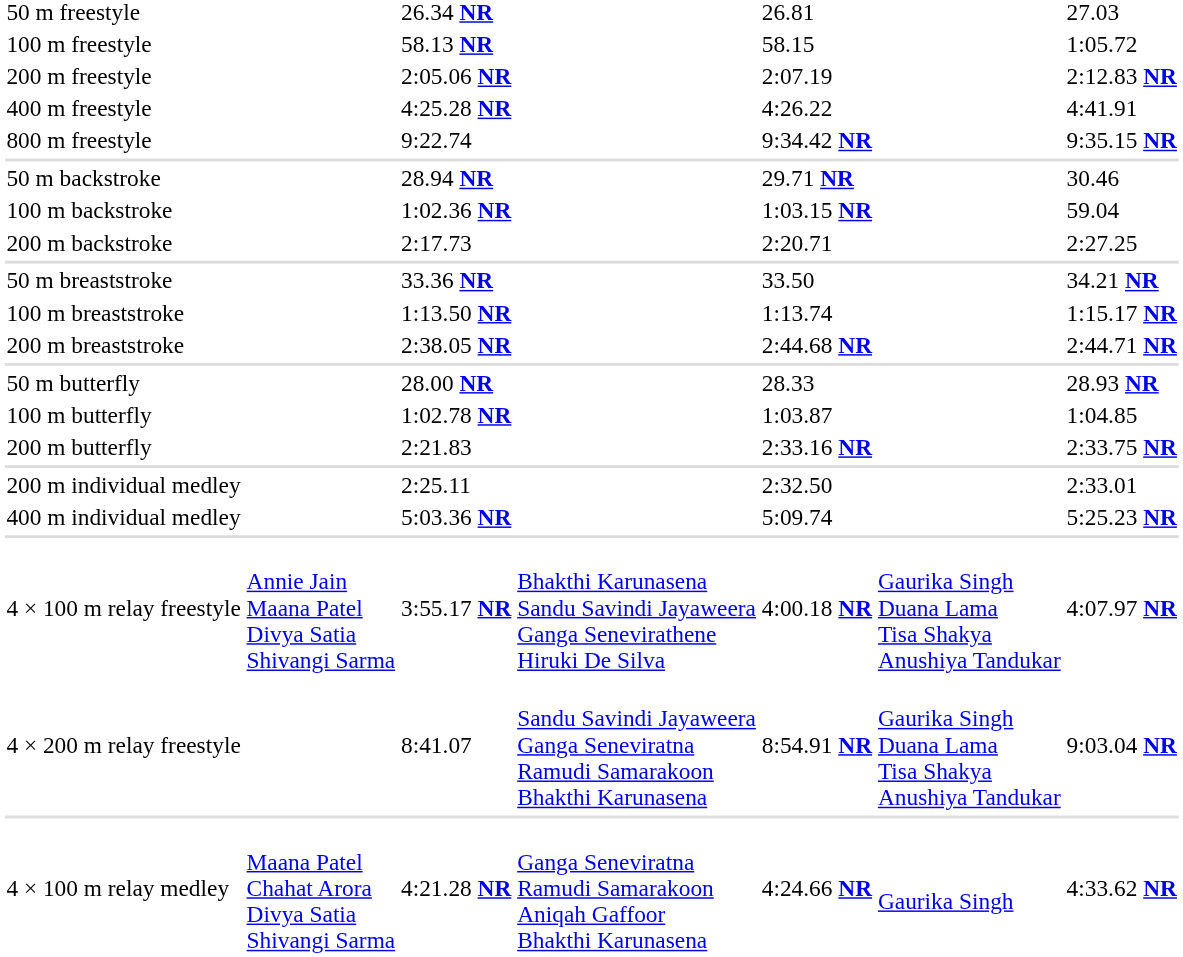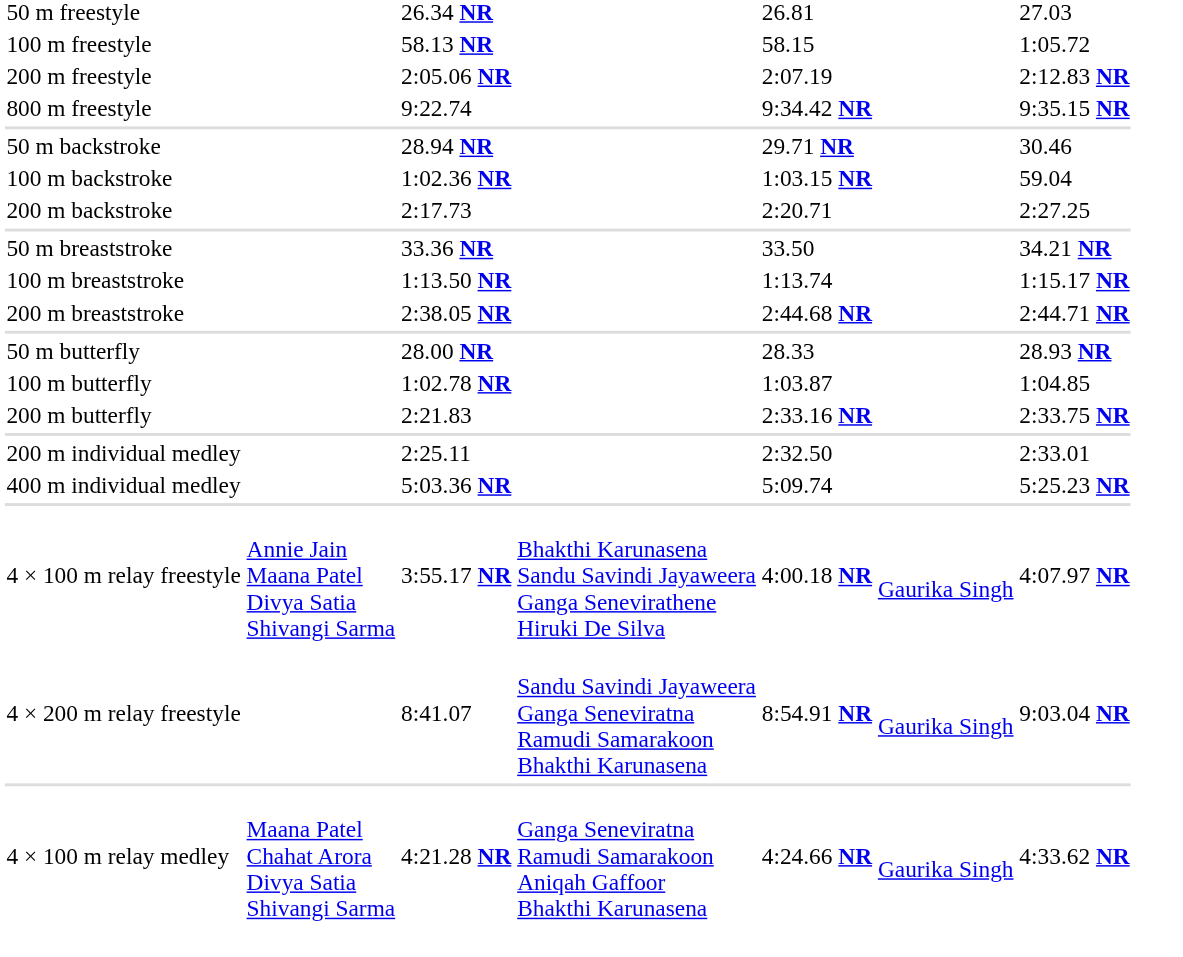- row: (79, 108)
(969, 621) Gaurika Singh Duana Lama Tisa Shakya Anushiya Tandukar -> (946, 588) Gaurika Singh
(969, 758) Gaurika Singh Duana Lama Tisa Shakya Anushiya Tandukar -> (946, 726) Gaurika Singh
